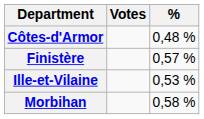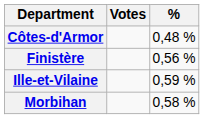(174, 59) 0,57 % -> (174, 59) 0,56 %
(174, 80) 0,53 % -> (174, 80) 0,59 %
